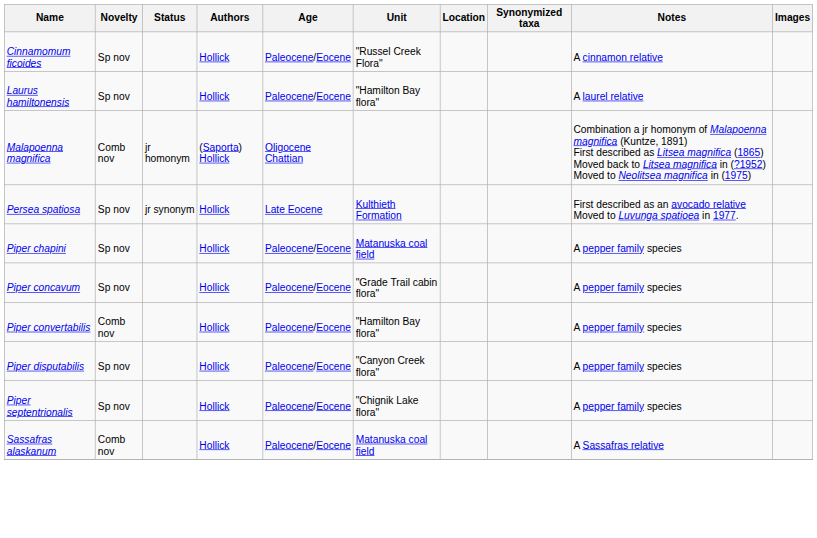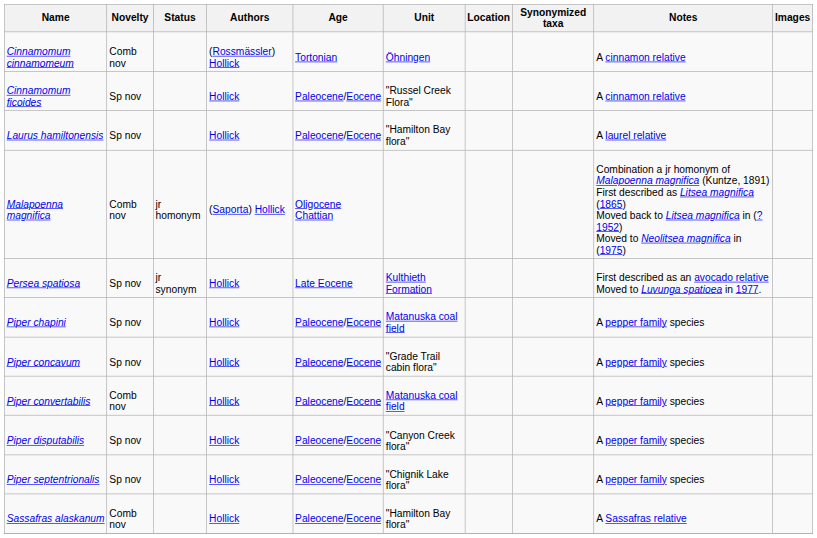+ row: (40, 57)
(388, 327) "Hamilton Bay flora" -> (422, 401) Matanuska coal field
(392, 445) Matanuska coal field -> (418, 519) "Hamilton Bay flora"
